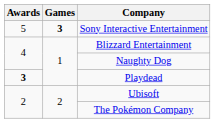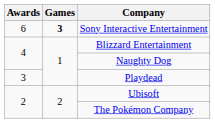(23, 28) 5 -> (23, 28) 6
(23, 77) bold -> (23, 77) normal
